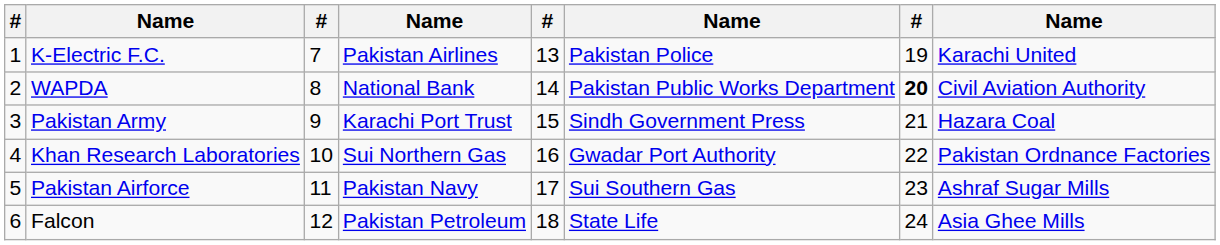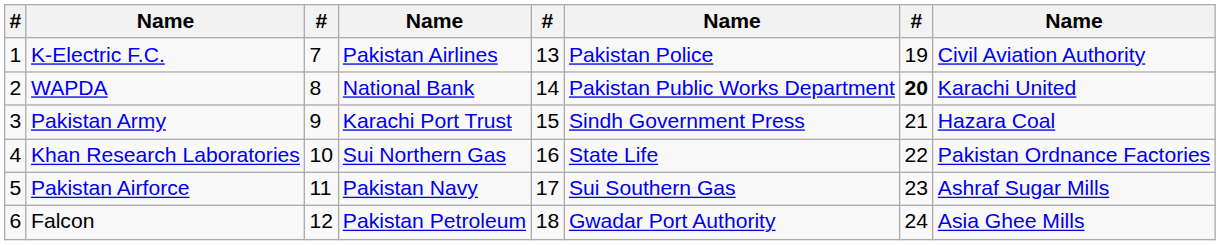(1007, 54) Karachi United -> (1042, 54) Civil Aviation Authority
(1042, 88) Civil Aviation Authority -> (1007, 88) Karachi United
(672, 155) Gwadar Port Authority -> (614, 155) State Life
(614, 222) State Life -> (672, 222) Gwadar Port Authority
